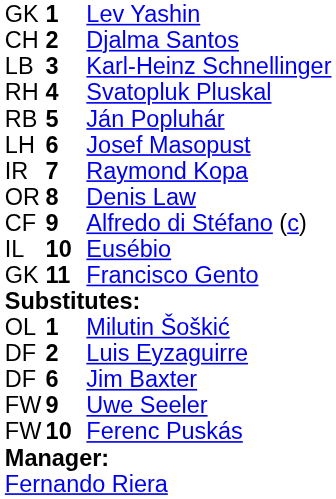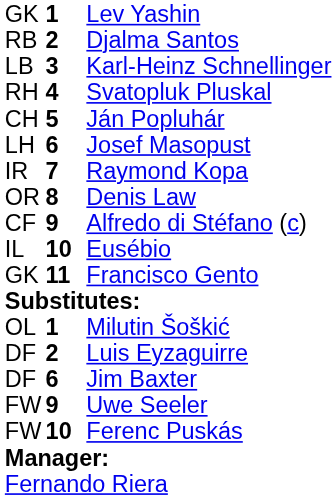(22, 40) CH -> (21, 40) RB
(21, 118) RB -> (22, 118) CH
